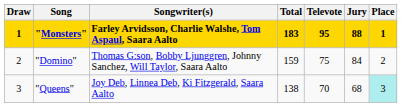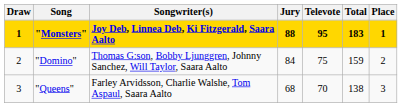columns swapped: (357, 12) <-> (291, 12)
(176, 34) Farley Arvidsson, Charlie Walshe, Tom Aspaul, Saara Aalto -> (183, 34) Joy Deb, Linnea Deb, Ki Fitzgerald, Saara Aalto
(177, 88) Joy Deb, Linnea Deb, Ki Fitzgerald, Saara Aalto -> (171, 88) Farley Arvidsson, Charlie Walshe, Tom Aspaul, Saara Aalto
(383, 88) paleturquoise background -> (383, 88) no background
